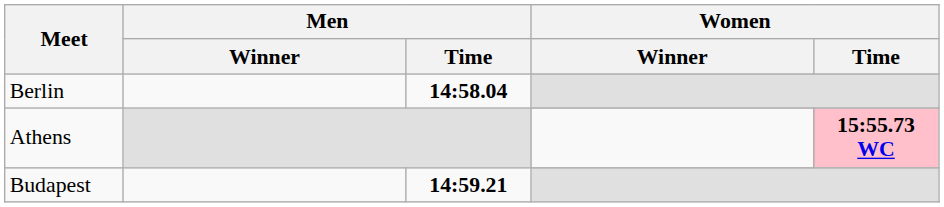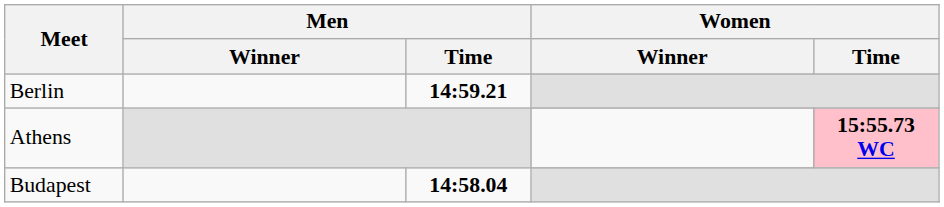(468, 90) 14:58.04 -> (468, 90) 14:59.21
(468, 184) 14:59.21 -> (468, 184) 14:58.04
